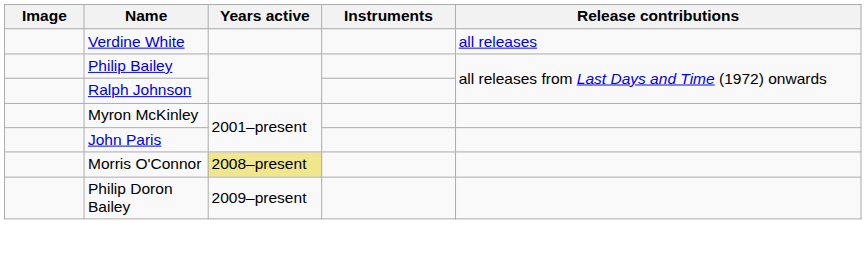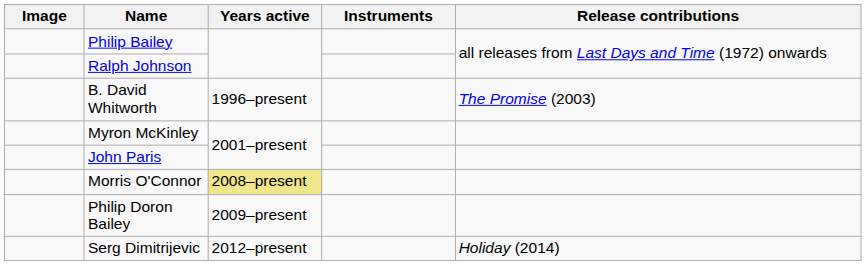- row: (136, 41)
+ row: (122, 99)
+ row: (144, 248)
